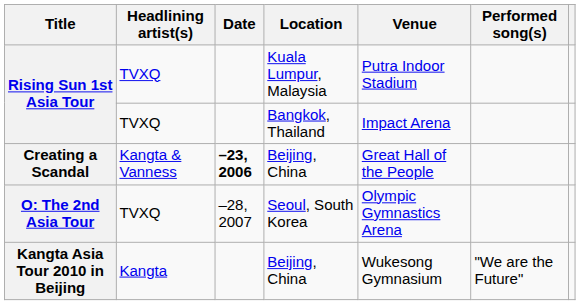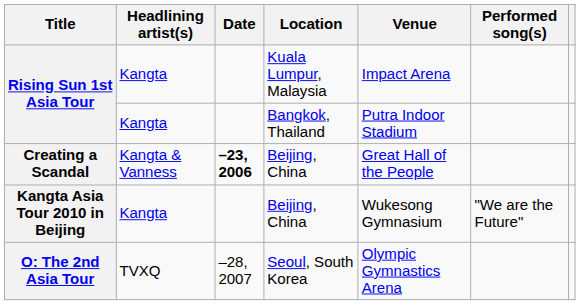(140, 74) TVXQ -> (143, 74) Kangta
(403, 74) Putra Indoor Stadium -> (406, 74) Impact Arena
(140, 123) TVXQ -> (143, 123) Kangta
(406, 123) Impact Arena -> (403, 123) Putra Indoor Stadium
rows swapped: (60, 213) <-> (60, 271)
